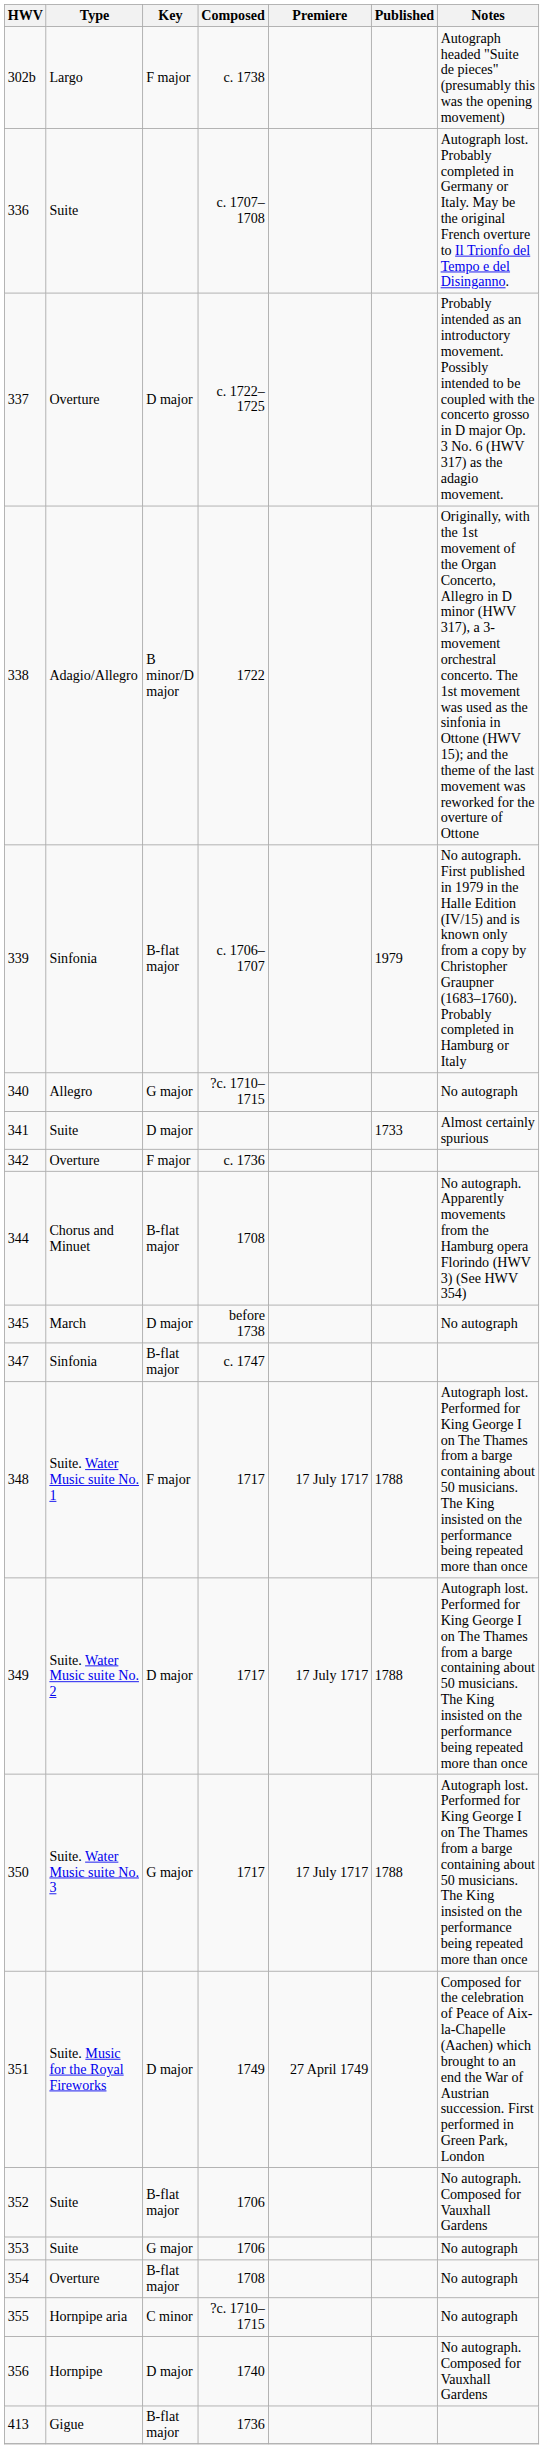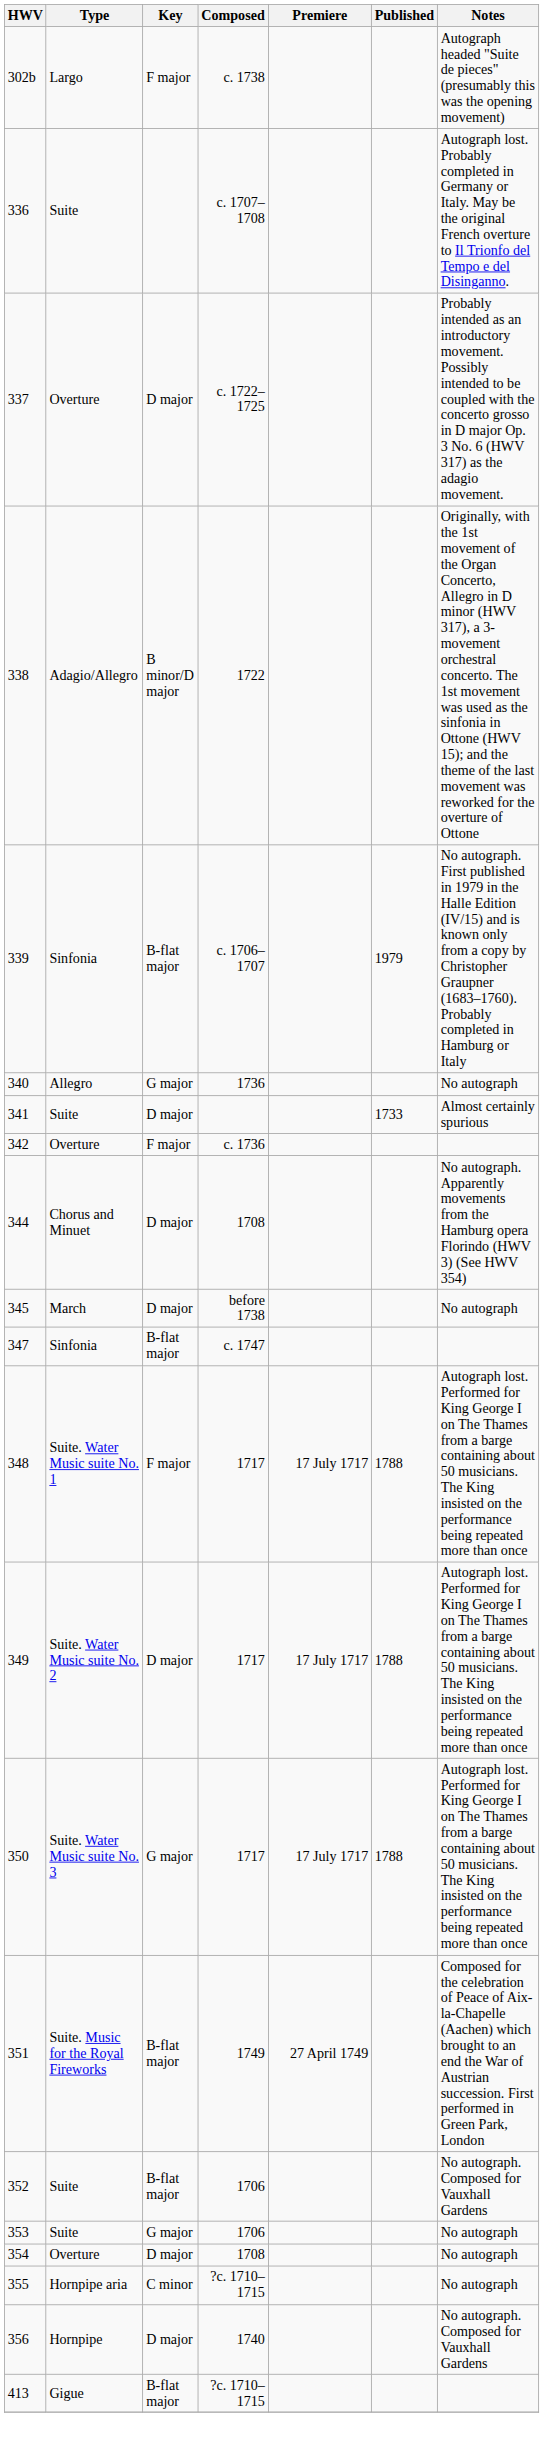(238, 1092) ?c. 1710–1715 -> (251, 1084) 1736
(163, 1238) B-flat major -> (169, 1222) D major
(169, 2069) D major -> (163, 2053) B-flat major
(163, 2278) B-flat major -> (169, 2255) D major
(251, 2424) 1736 -> (238, 2393) ?c. 1710–1715
